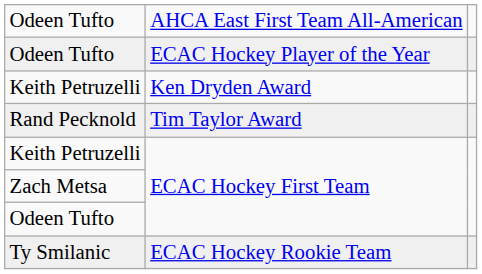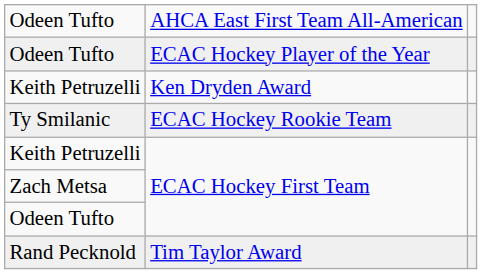rows swapped: (73, 119) <-> (60, 251)
